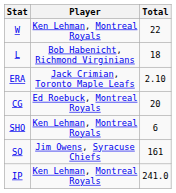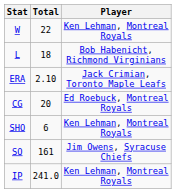columns swapped: (85, 11) <-> (155, 11)
